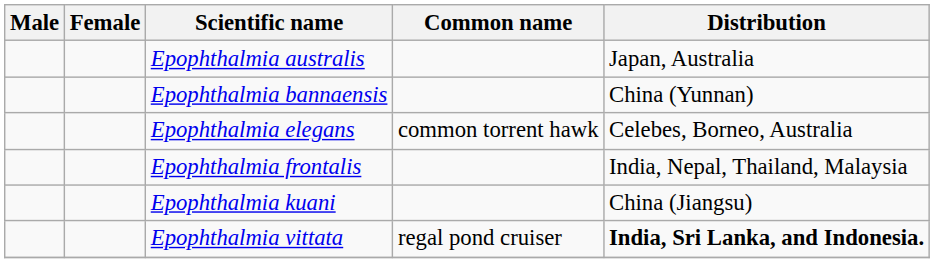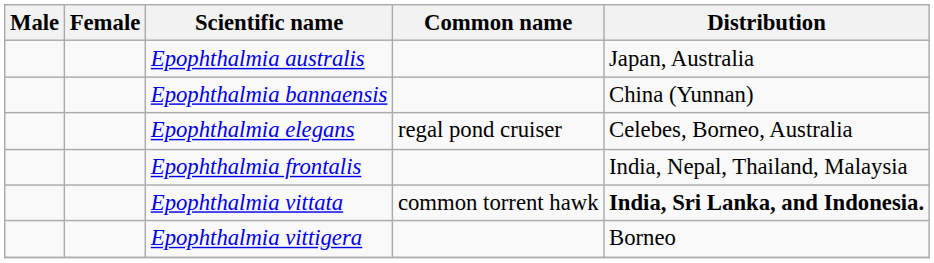(498, 130) common torrent hawk -> (480, 130) regal pond cruiser
- row: (243, 202)
(480, 238) regal pond cruiser -> (498, 202) common torrent hawk
+ row: (256, 238)
